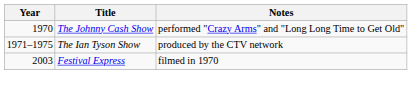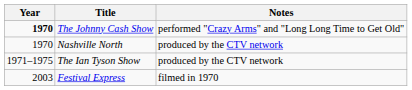(43, 28) normal -> (43, 28) bold
+ row: (90, 45)
